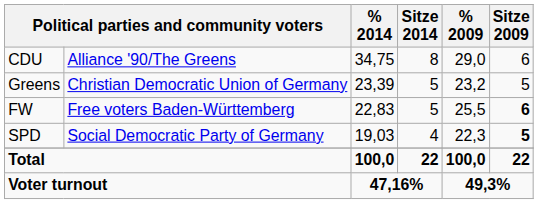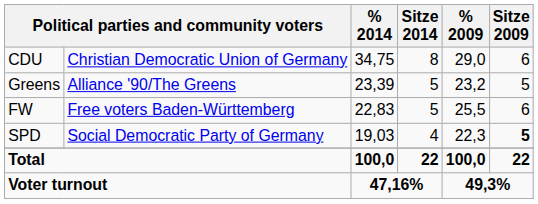(152, 60) Alliance '90/The Greens -> (207, 60) Christian Democratic Union of Germany
(207, 85) Christian Democratic Union of Germany -> (152, 85) Alliance '90/The Greens
(525, 110) bold -> (525, 110) normal
